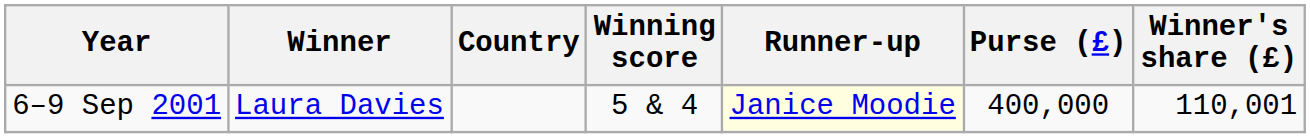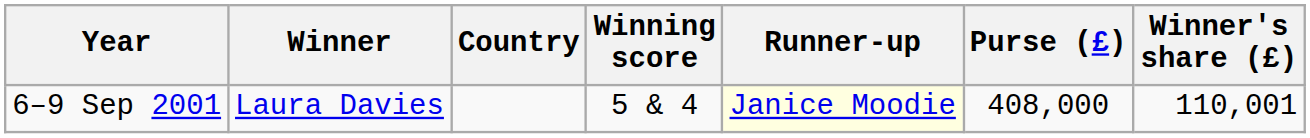(1048, 109) 400,000 -> (1048, 109) 408,000
